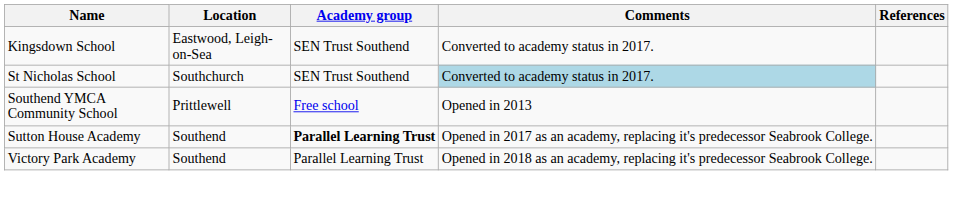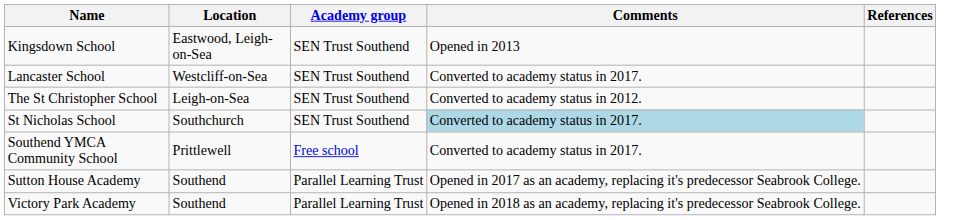(548, 45) Converted to academy status in 2017. -> (475, 45) Opened in 2013
+ row: (56, 76)
+ row: (83, 98)
(487, 106) Opened in 2013 -> (536, 151) Converted to academy status in 2017.
(364, 136) bold -> (358, 181) normal
